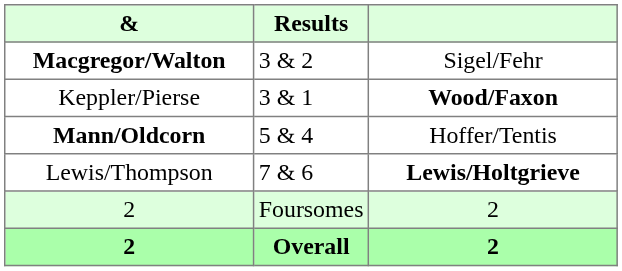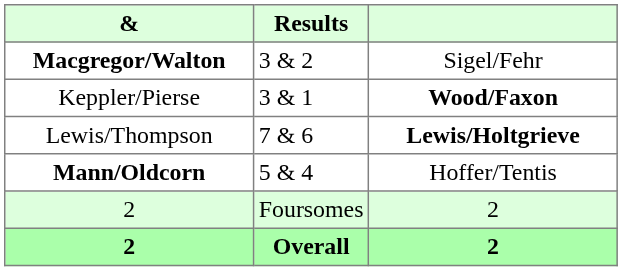rows swapped: (129, 172) <-> (129, 134)
